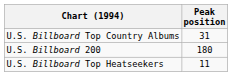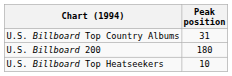(205, 64) 11 -> (205, 64) 10
